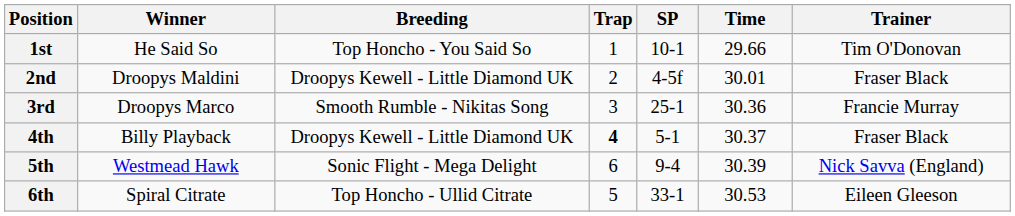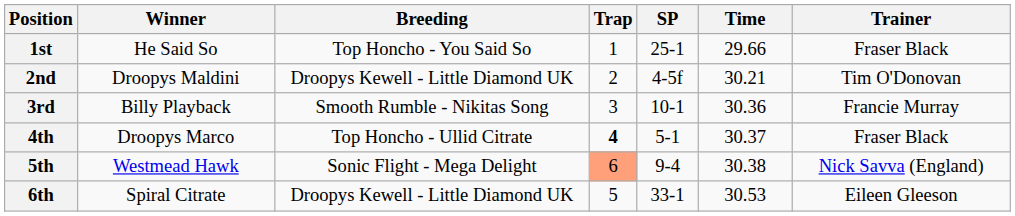(668, 48) 10-1 -> (668, 48) 25-1
(901, 48) Tim O'Donovan -> (901, 48) Fraser Black
(745, 78) 30.01 -> (745, 78) 30.21
(901, 78) Fraser Black -> (901, 78) Tim O'Donovan
(176, 107) Droopys Marco -> (176, 107) Billy Playback
(668, 107) 25-1 -> (668, 107) 10-1
(176, 136) Billy Playback -> (176, 136) Droopys Marco
(432, 136) Droopys Kewell - Little Diamond UK -> (432, 136) Top Honcho - Ullid Citrate
(613, 166) no background -> (613, 166) lightsalmon background
(745, 166) 30.39 -> (745, 166) 30.38
(432, 195) Top Honcho - Ullid Citrate -> (432, 195) Droopys Kewell - Little Diamond UK
